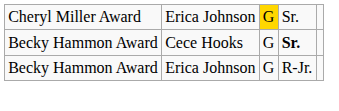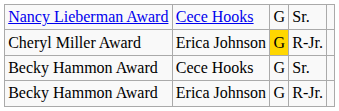+ row: (88, 17)
(290, 17) Sr. -> (308, 42) R-Jr.
(291, 42) bold -> (301, 67) normal
